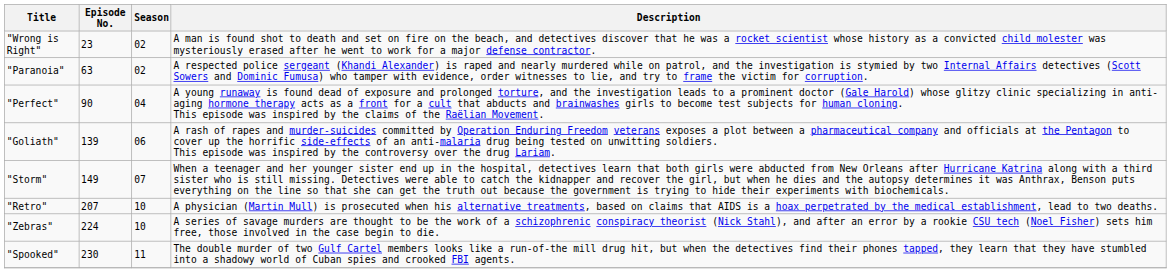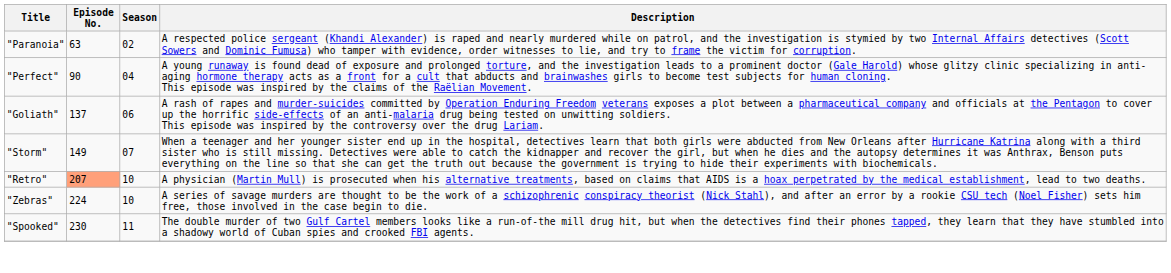- row: (33, 45)
(90, 142) 139 -> (78, 115) 137
(90, 206) no background -> (78, 179) lightsalmon background
